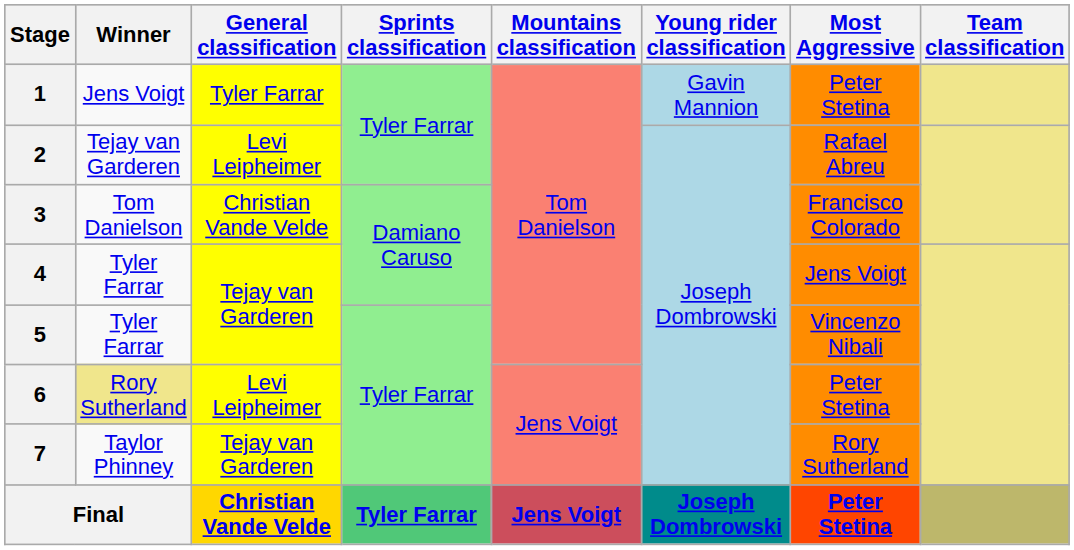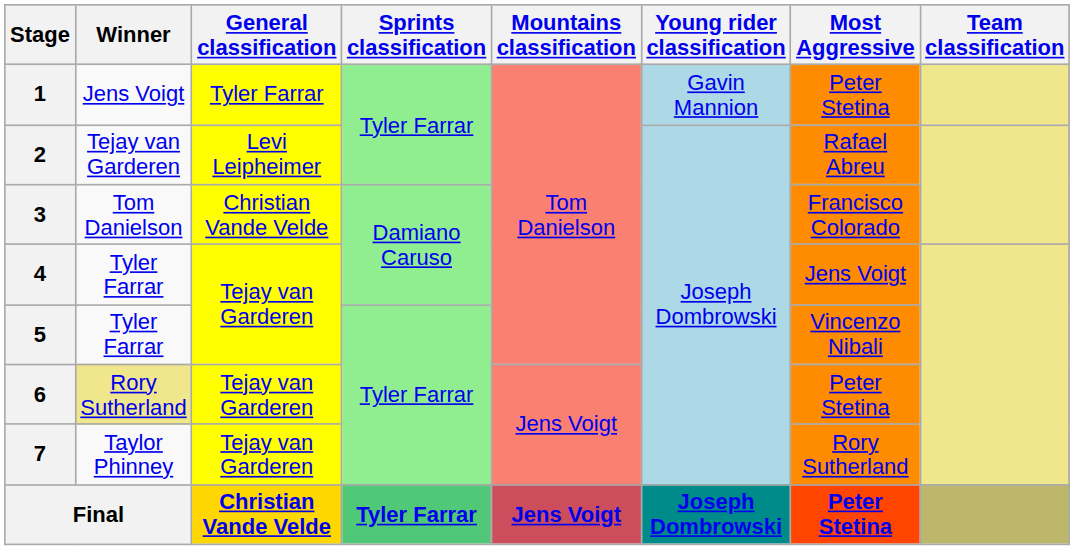(267, 395) Levi Leipheimer -> (267, 395) Tejay van Garderen
